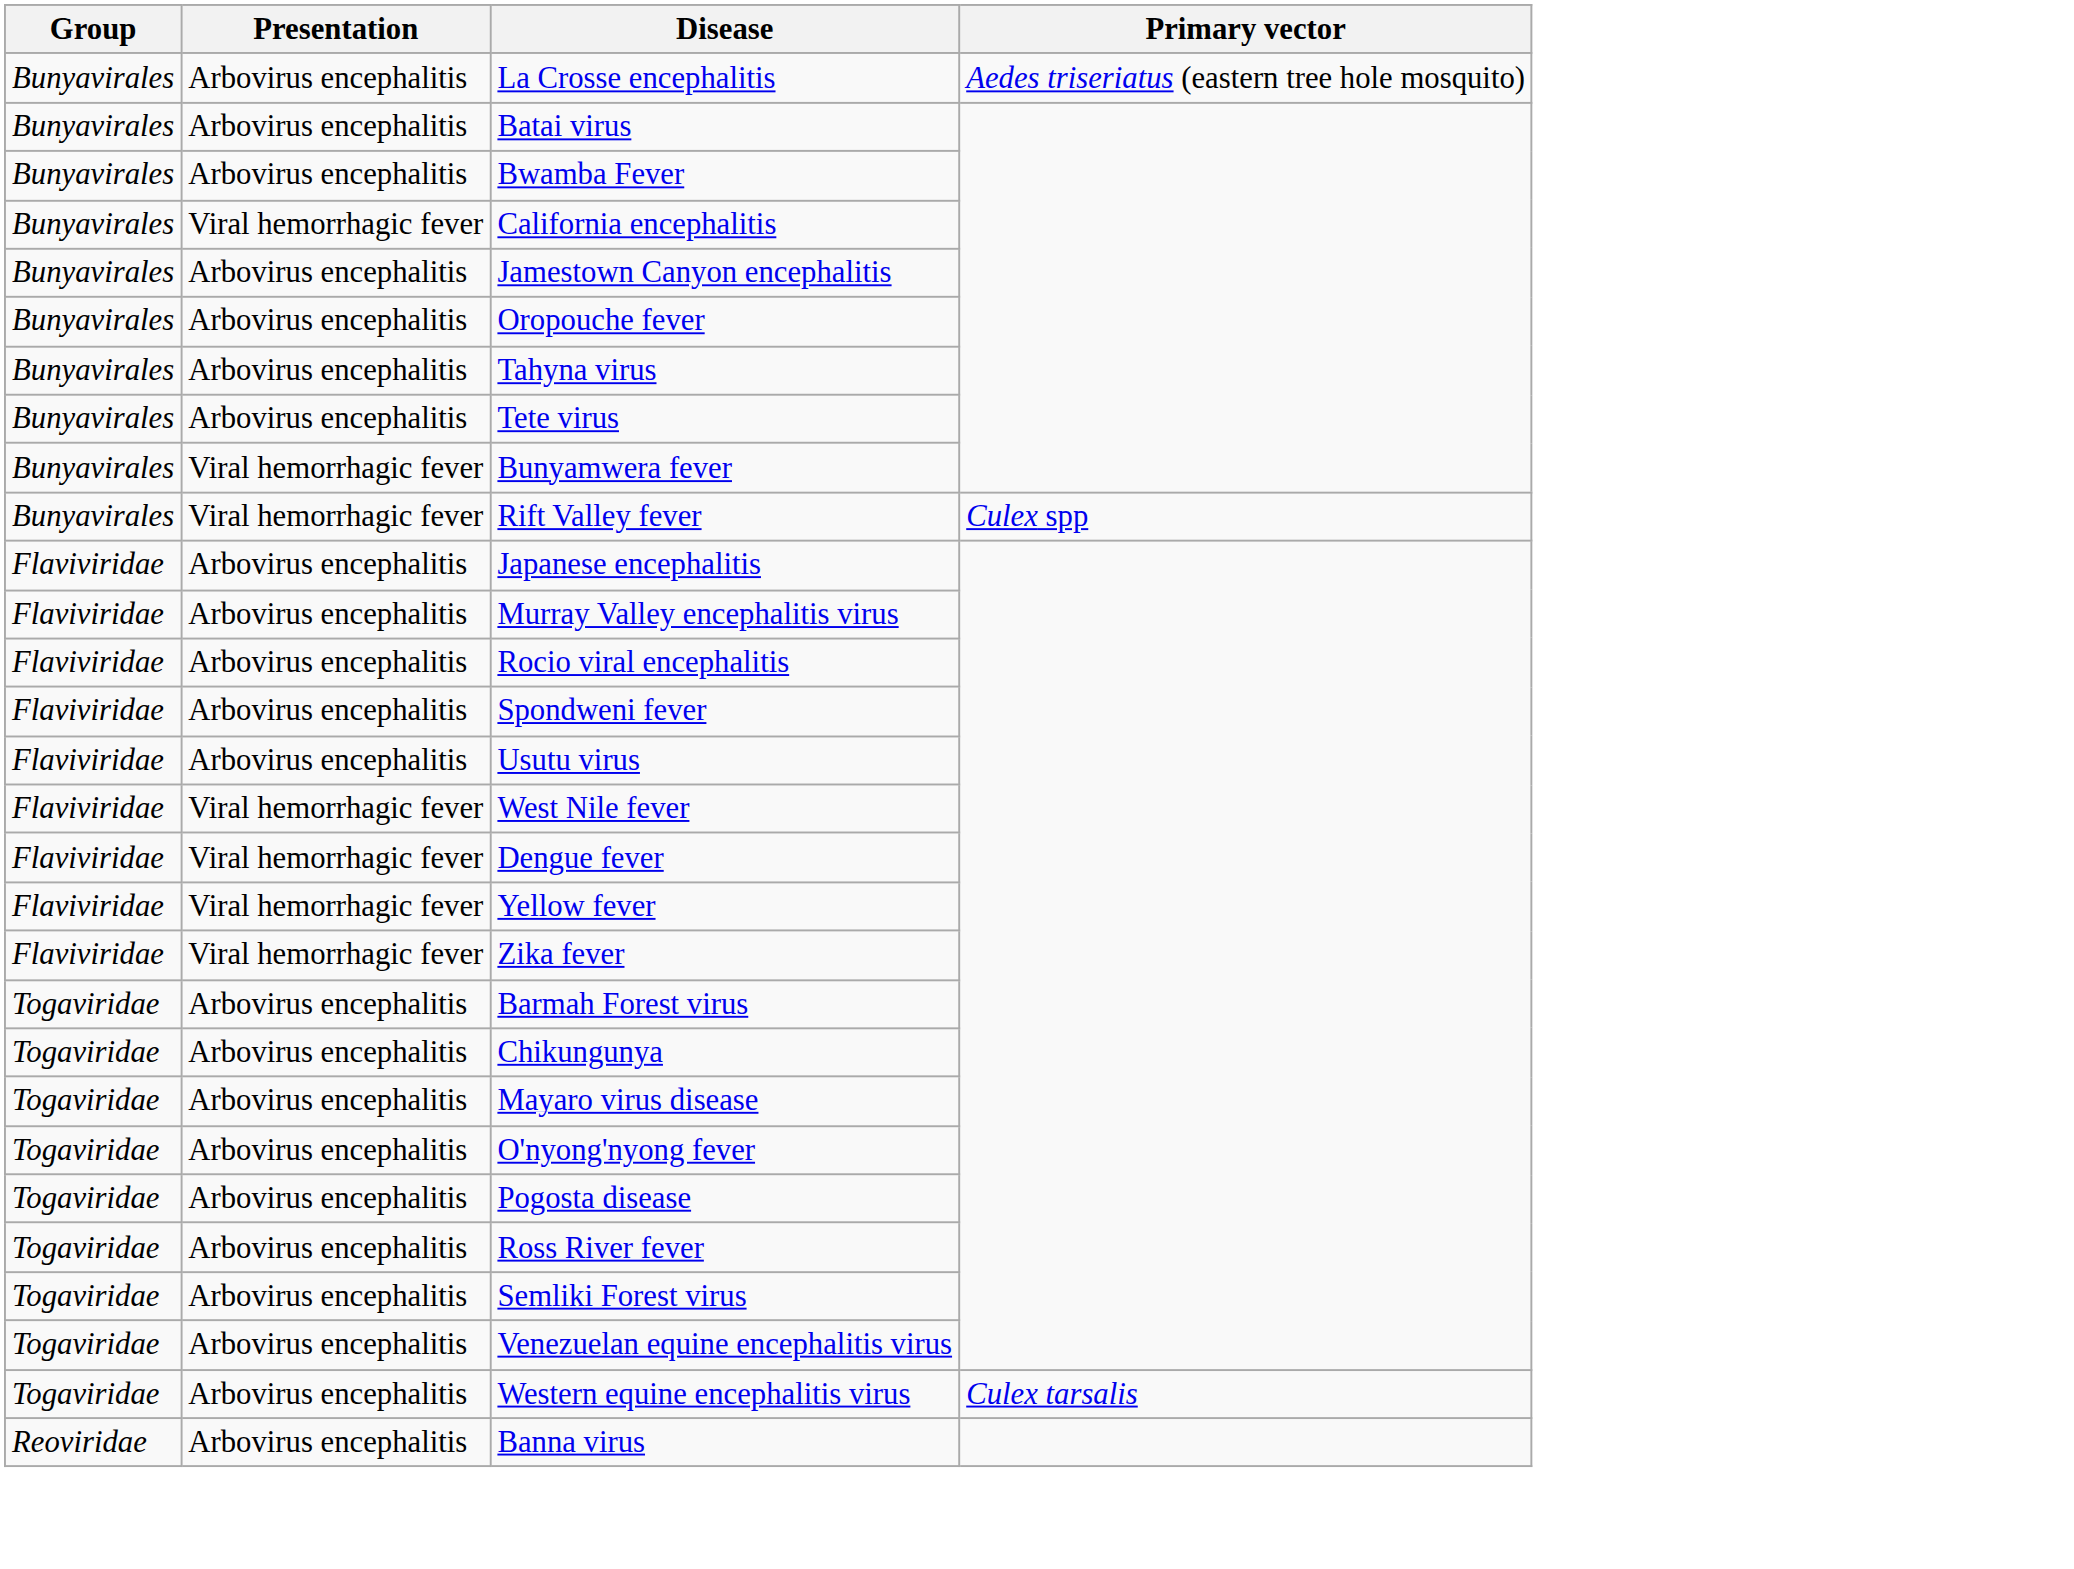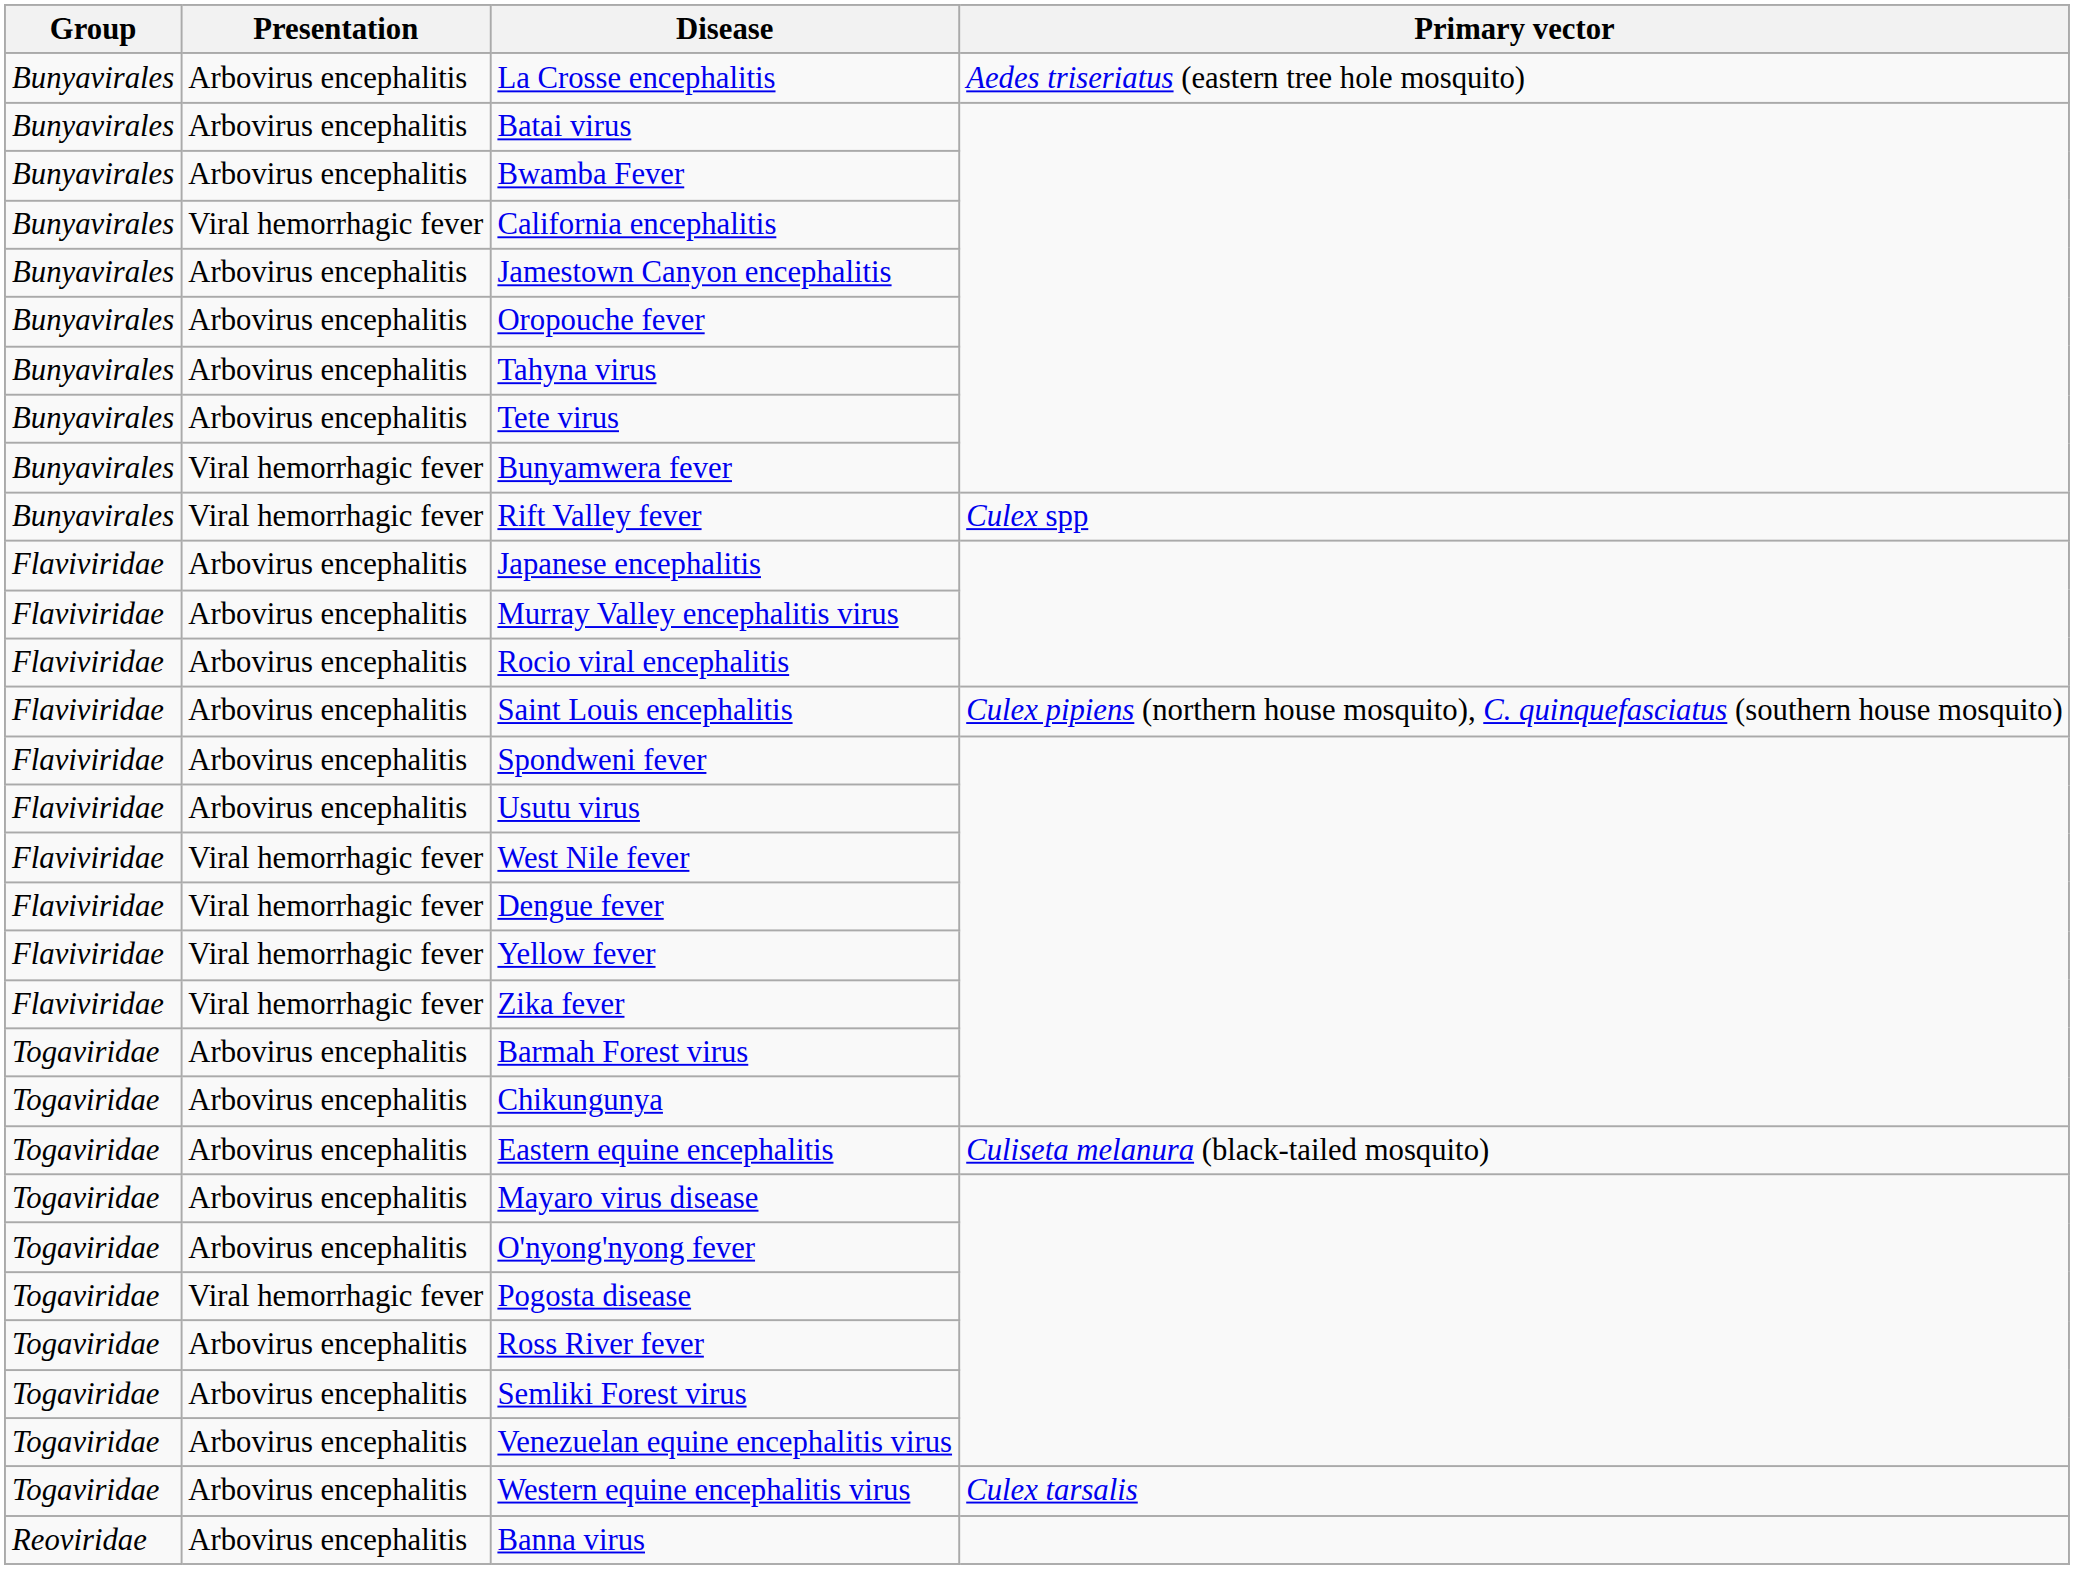+ row: (645, 710)
+ row: (665, 1149)
(328, 1198) Arbovirus encephalitis -> (336, 1295) Viral hemorrhagic fever
